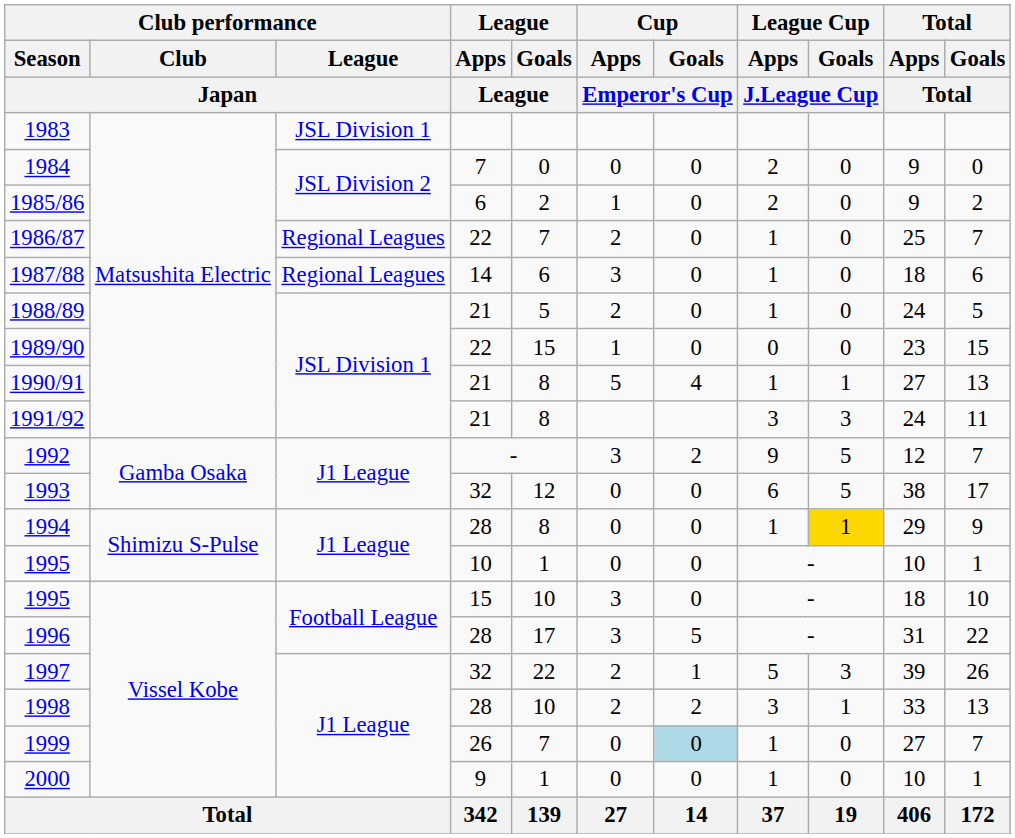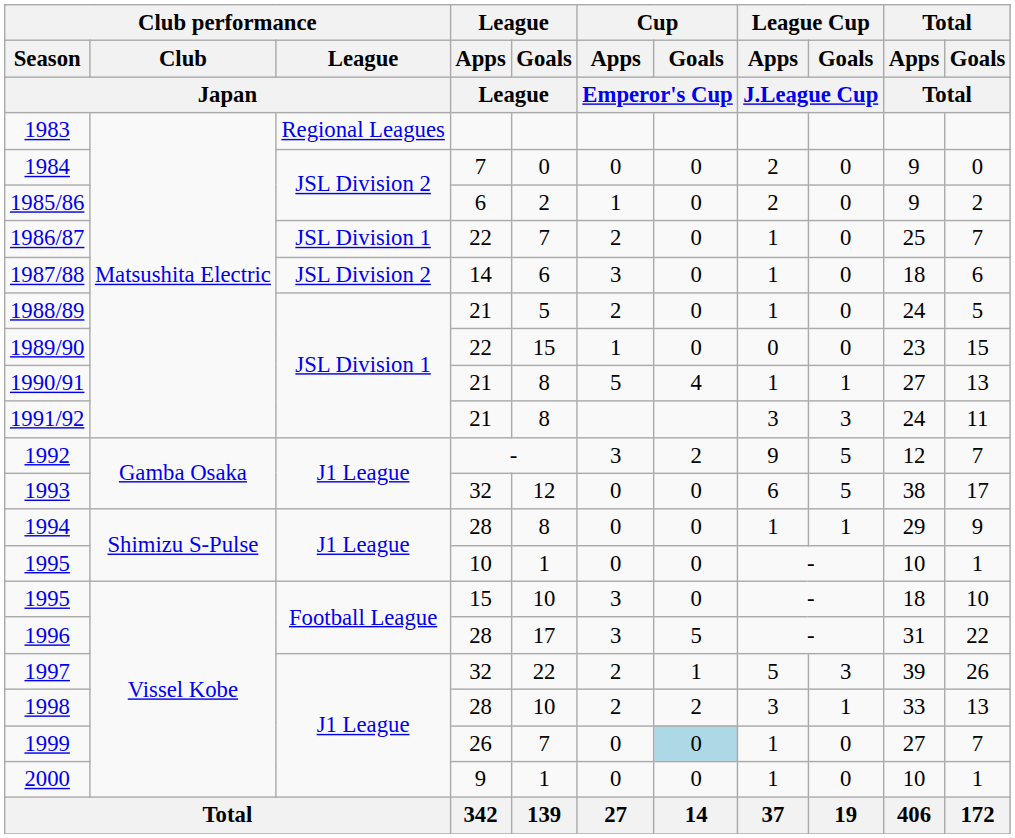(363, 130) JSL Division 1 -> (363, 130) Regional Leagues
(363, 238) Regional Leagues -> (363, 238) JSL Division 1
(363, 274) Regional Leagues -> (363, 274) JSL Division 2
(846, 526) gold background -> (846, 526) no background
